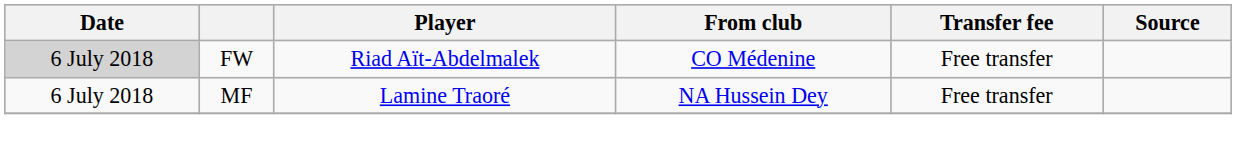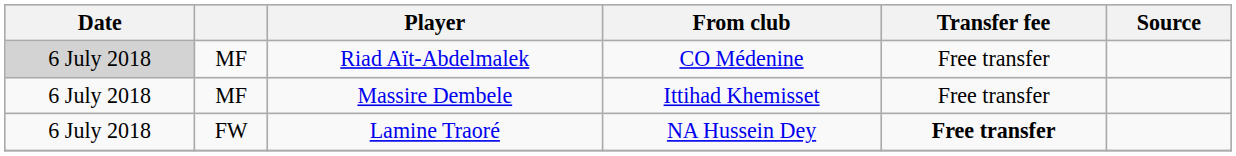(236, 58) FW -> (231, 58) MF
+ row: (435, 94)
(236, 94) MF -> (231, 131) FW
(997, 94) normal -> (994, 131) bold
